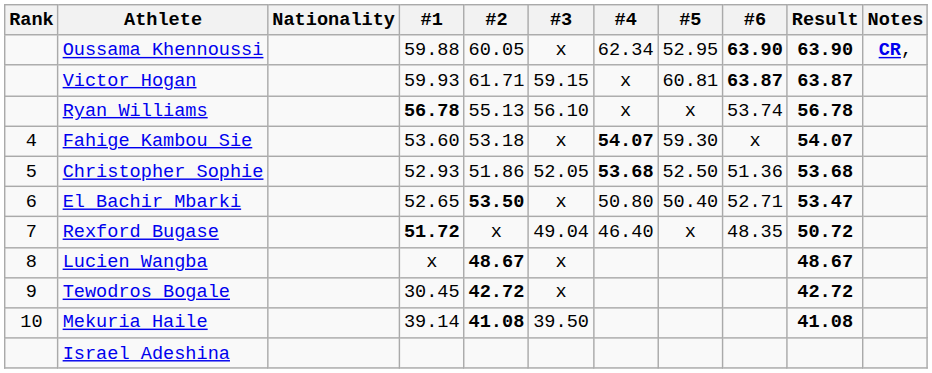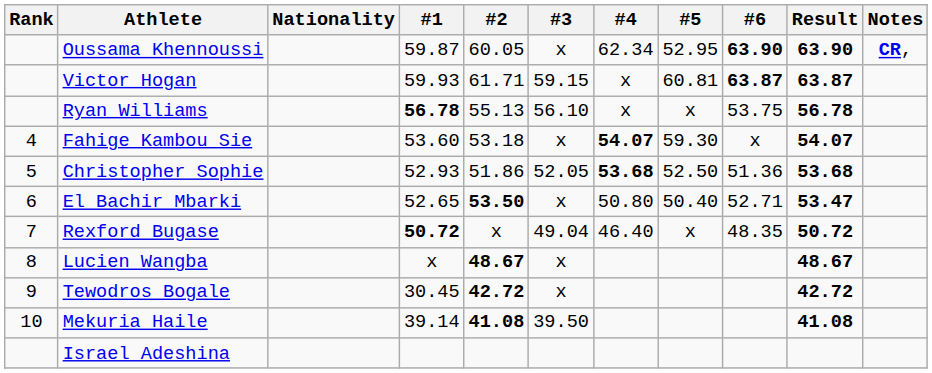(432, 50) 59.88 -> (432, 50) 59.87
(755, 111) 53.74 -> (755, 111) 53.75
(432, 232) 51.72 -> (432, 232) 50.72
